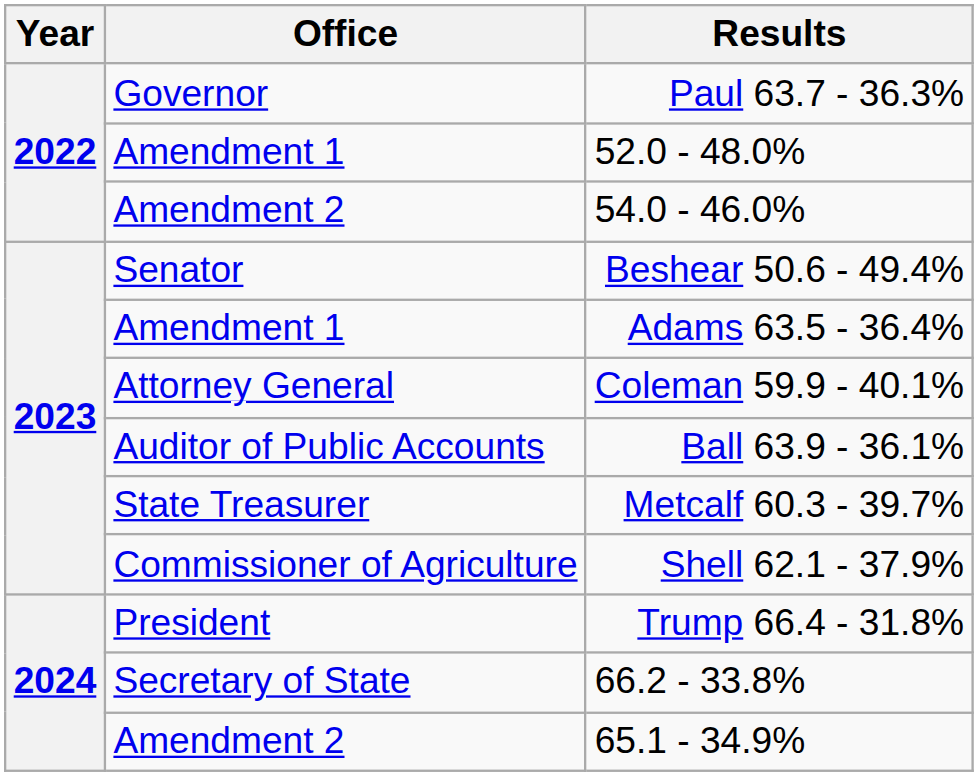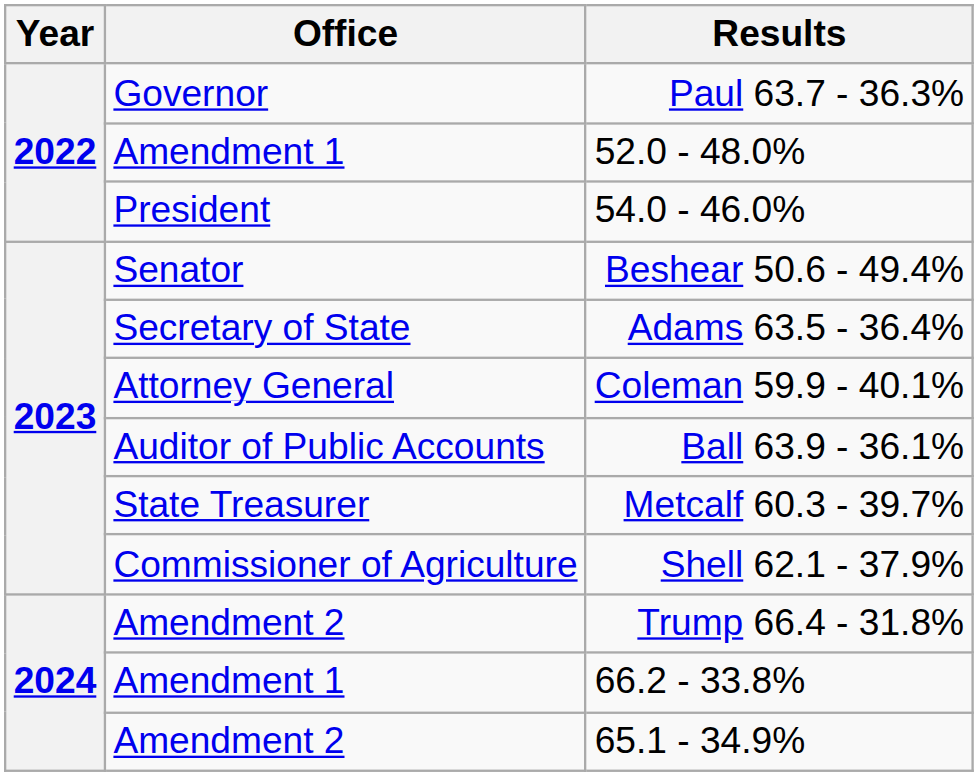(229, 210) Amendment 2 -> (192, 210) President
(229, 328) Amendment 1 -> (262, 328) Secretary of State
(192, 622) President -> (229, 622) Amendment 2
(262, 681) Secretary of State -> (229, 681) Amendment 1
